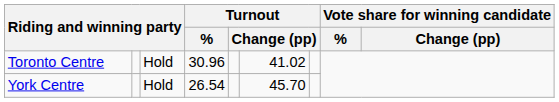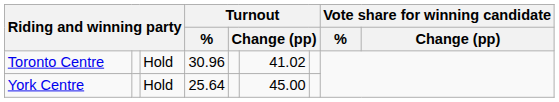(207, 85) 26.54 -> (207, 85) 25.64
(287, 85) 45.70 -> (287, 85) 45.00
